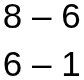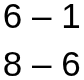rows swapped: (42, 64) <-> (42, 16)
